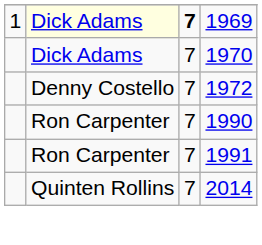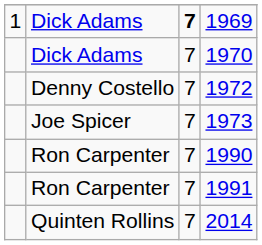(87, 21) lightyellow background -> (87, 21) no background
+ row: (229, 121)
